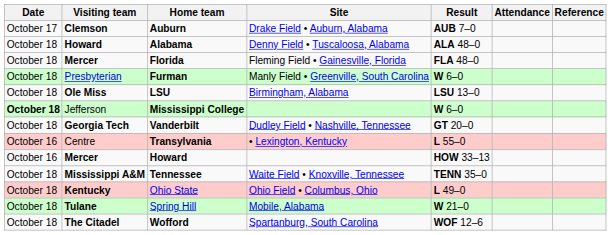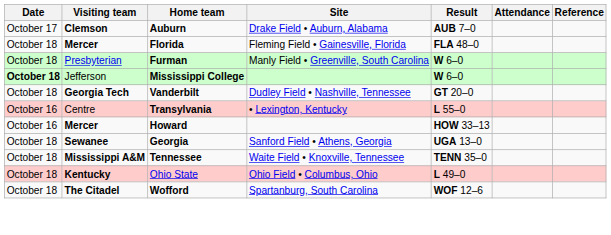- row: (171, 45)
- row: (160, 93)
+ row: (169, 142)
- row: (173, 206)
